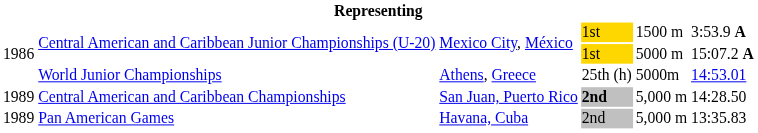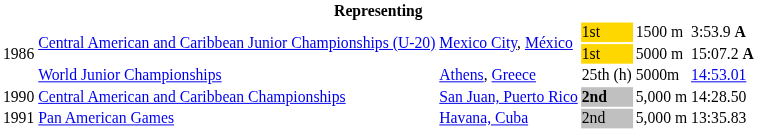(19, 97) 1989 -> (19, 97) 1990
(19, 118) 1989 -> (19, 118) 1991
